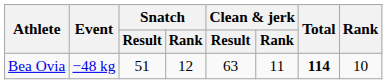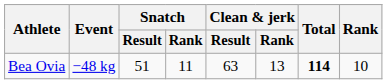(186, 66) 12 -> (186, 66) 11
(277, 66) 11 -> (277, 66) 13
